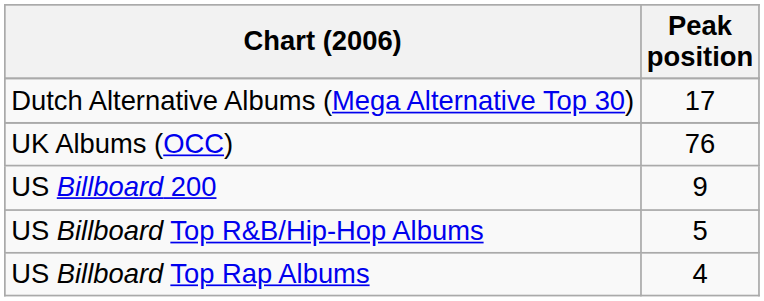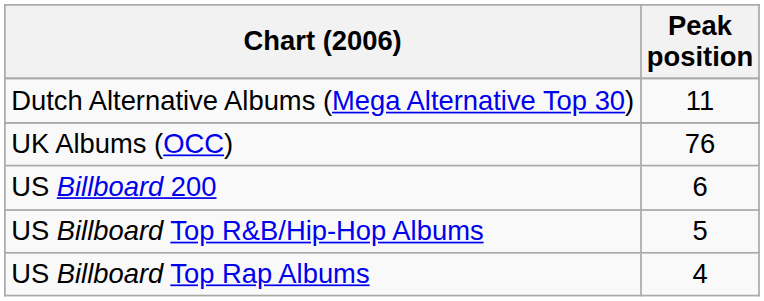(700, 100) 17 -> (700, 100) 11
(700, 187) 9 -> (700, 187) 6
